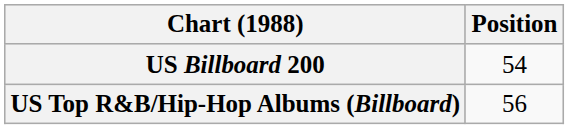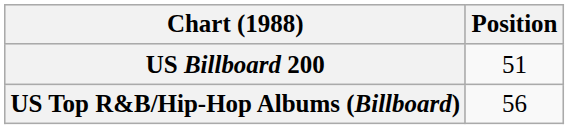(514, 63) 54 -> (514, 63) 51
